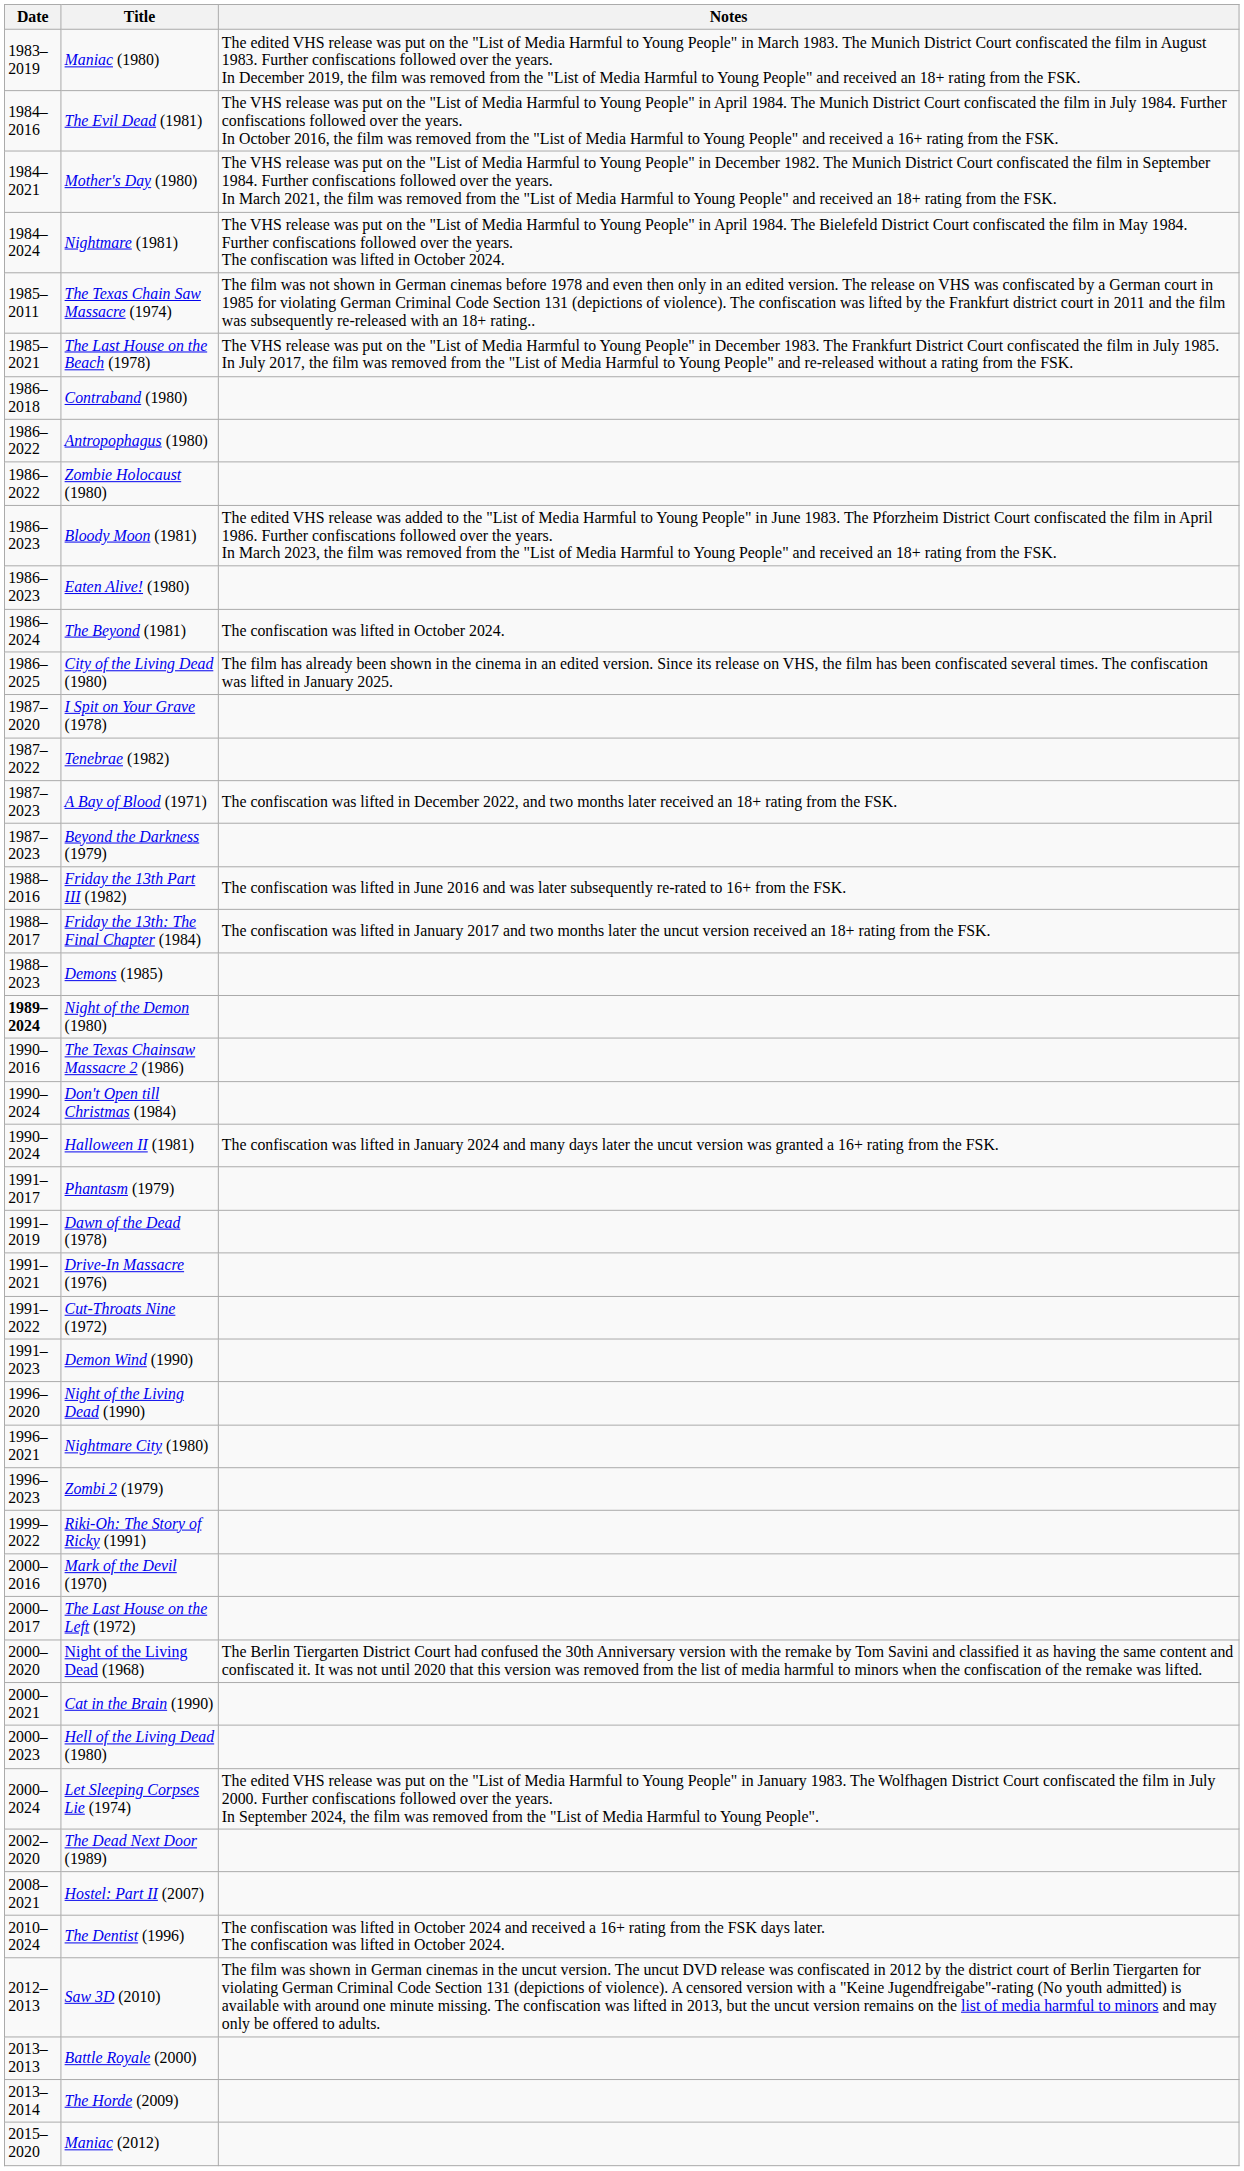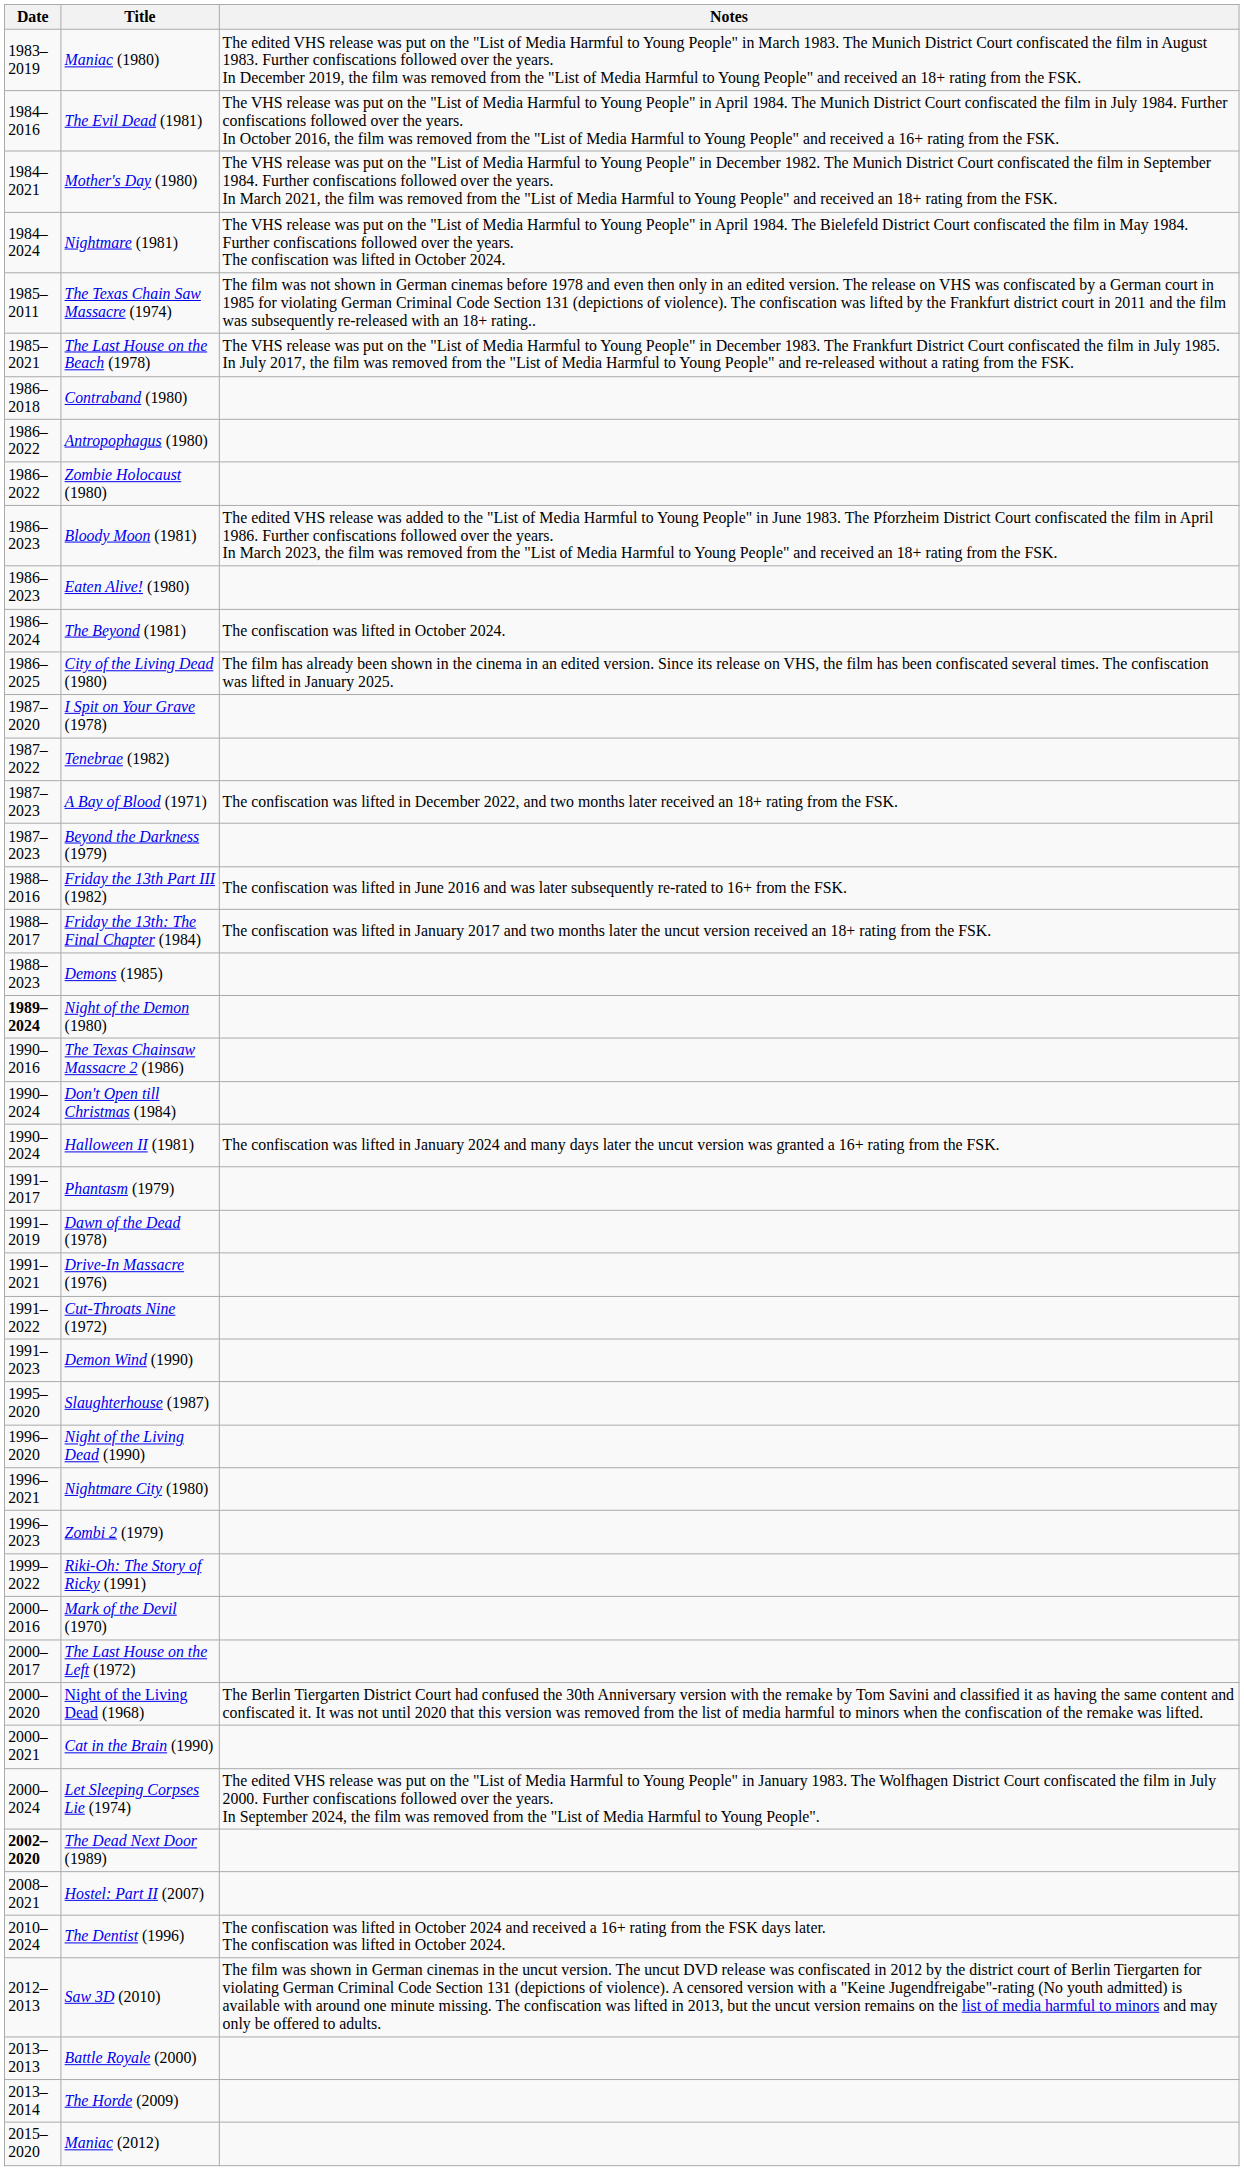+ row: (137, 1403)
- row: (139, 1746)
(28, 1850) normal -> (28, 1850) bold
